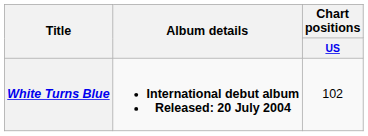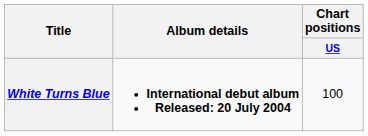(333, 94) 102 -> (333, 94) 100
